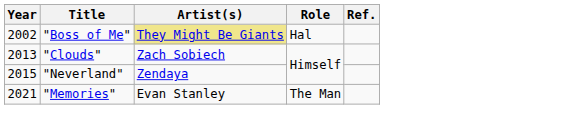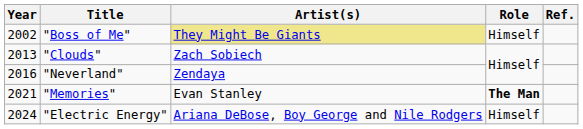(301, 34) Hal -> (514, 34) Himself
(22, 74) 2015 -> (22, 74) 2016
(315, 94) normal -> (514, 94) bold
+ row: (105, 114)
